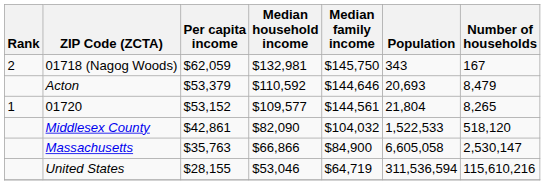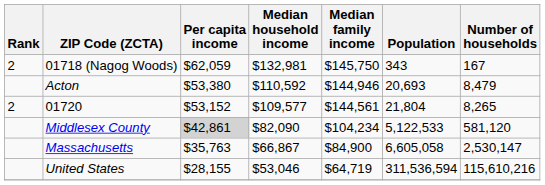(207, 86) $53,379 -> (207, 86) $53,380
(352, 86) $144,646 -> (352, 86) $144,946
(11, 106) 1 -> (11, 106) 2
(207, 127) no background -> (207, 127) lightgrey background
(352, 127) $104,032 -> (352, 127) $104,234
(414, 127) 1,522,533 -> (414, 127) 5,122,533
(487, 127) 518,120 -> (487, 127) 581,120
(276, 148) $66,866 -> (276, 148) $66,867
